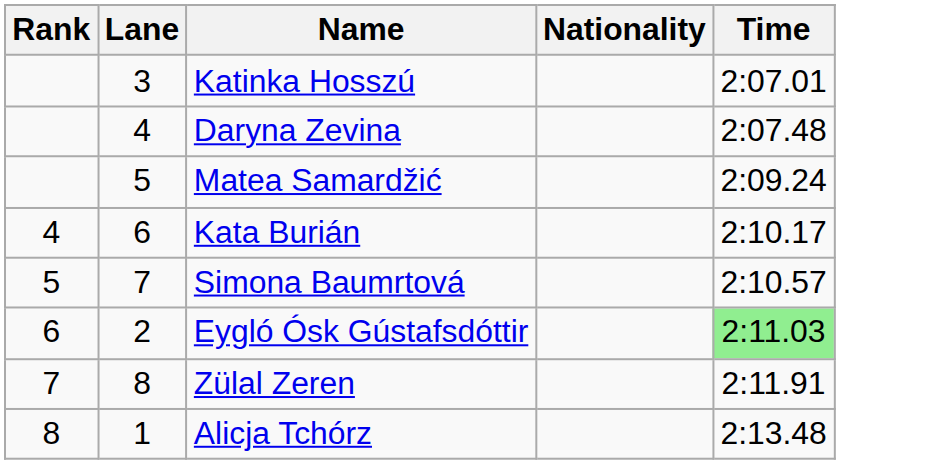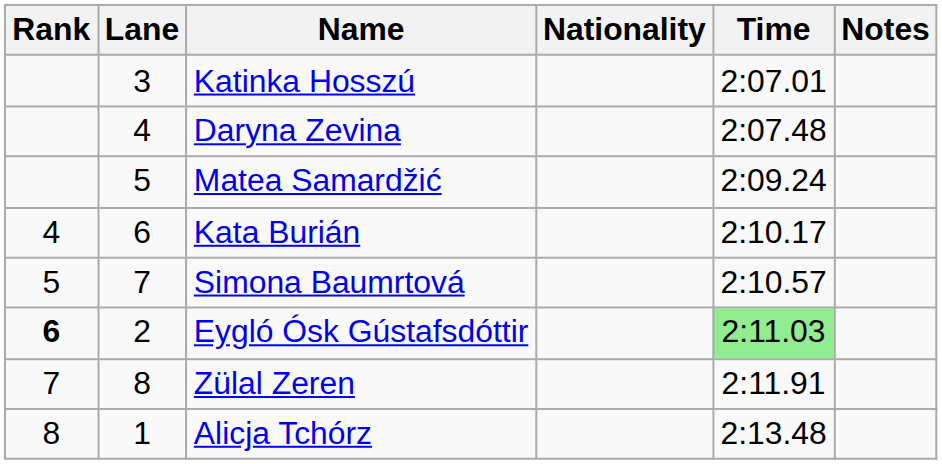+ column: (886, 29)
(51, 332) normal -> (51, 332) bold
